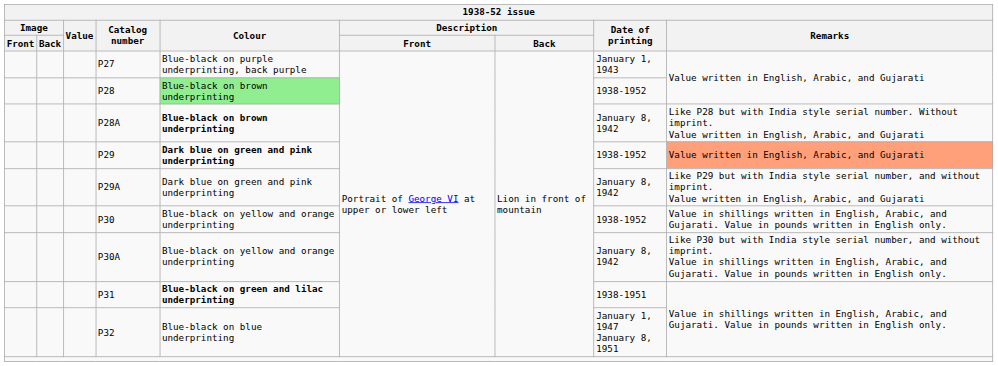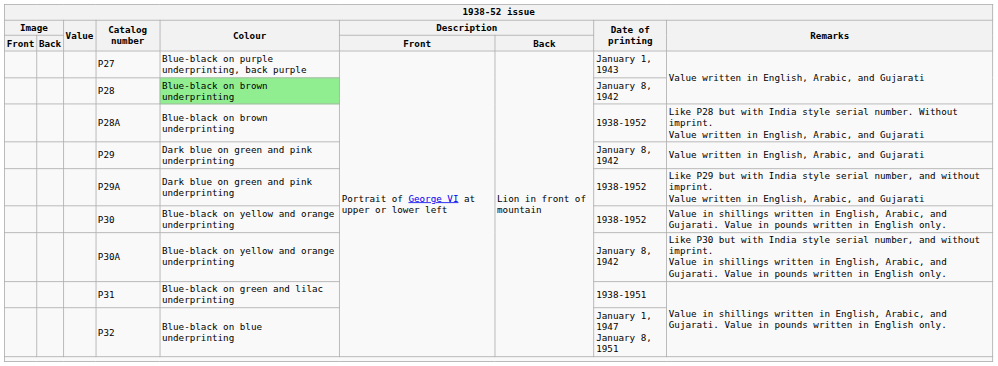(621, 91) 1938-1952 -> (624, 91) January 8, 1942
(215, 123) bold -> (215, 123) normal
(624, 123) January 8, 1942 -> (621, 123) 1938-1952
(237, 155) bold -> (237, 155) normal
(621, 155) 1938-1952 -> (624, 155) January 8, 1942
(797, 155) lightsalmon background -> (797, 155) no background
(624, 187) January 8, 1942 -> (621, 187) 1938-1952
(243, 294) bold -> (243, 294) normal
